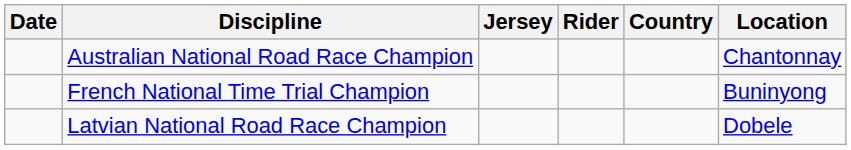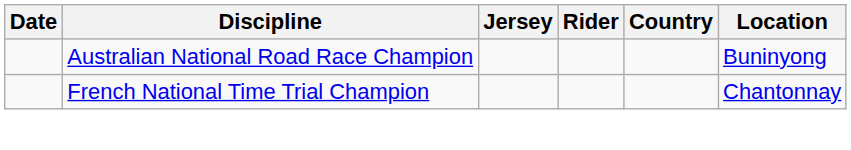(782, 56) Chantonnay -> (775, 56) Buninyong
(775, 91) Buninyong -> (782, 91) Chantonnay
- row: (257, 126)
